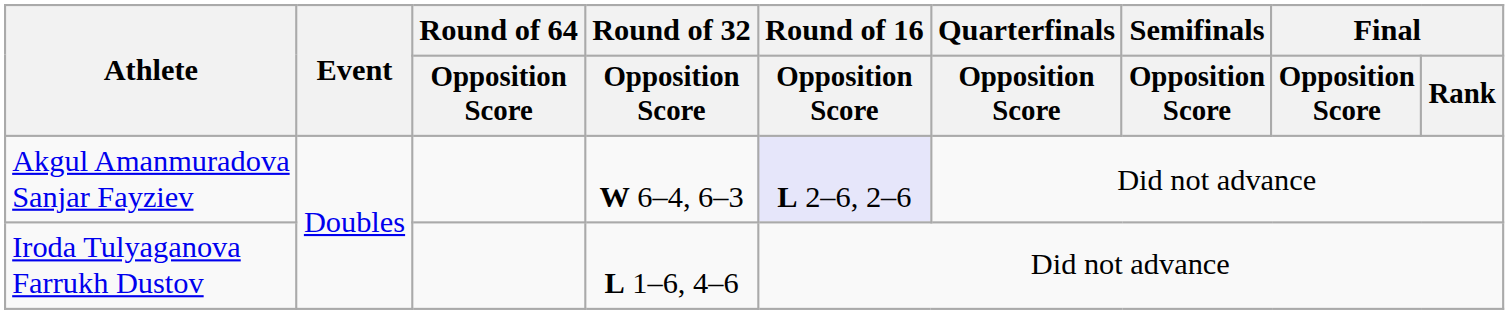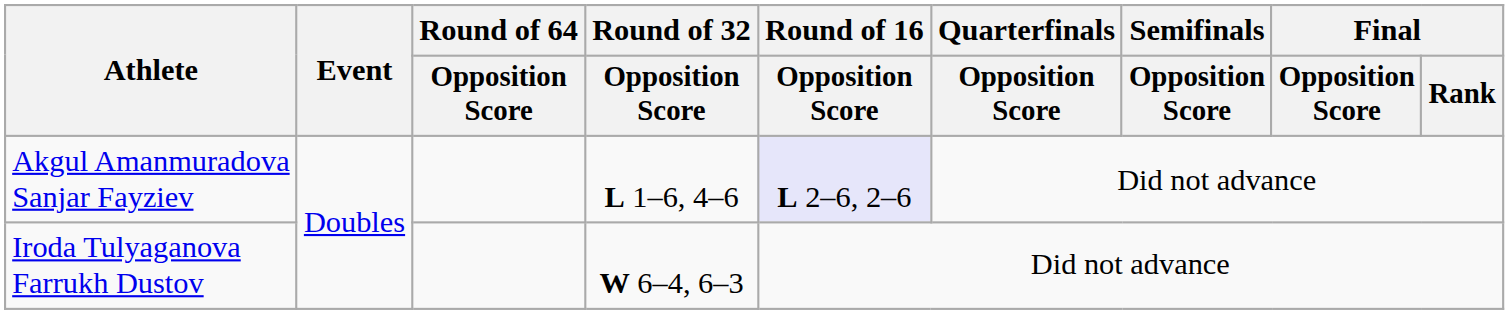(672, 197) W 6–4, 6–3 -> (672, 197) L 1–6, 4–6
(672, 283) L 1–6, 4–6 -> (672, 283) W 6–4, 6–3
